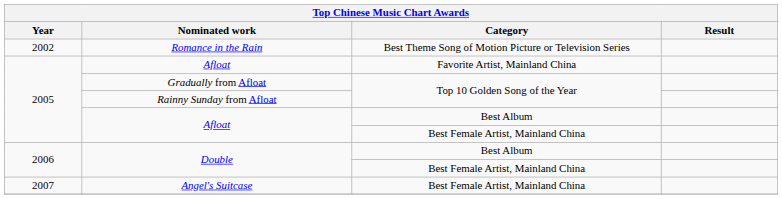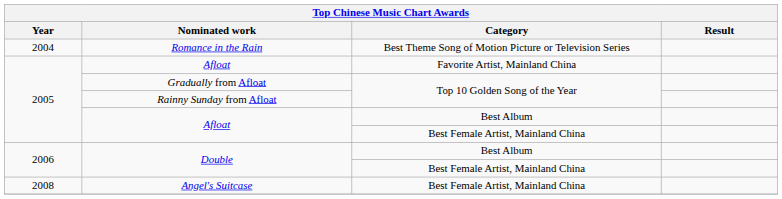(43, 47) 2002 -> (43, 47) 2004
(43, 185) 2007 -> (43, 185) 2008
